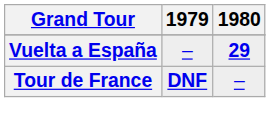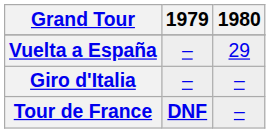(239, 50) bold -> (239, 50) normal
+ row: (83, 81)
